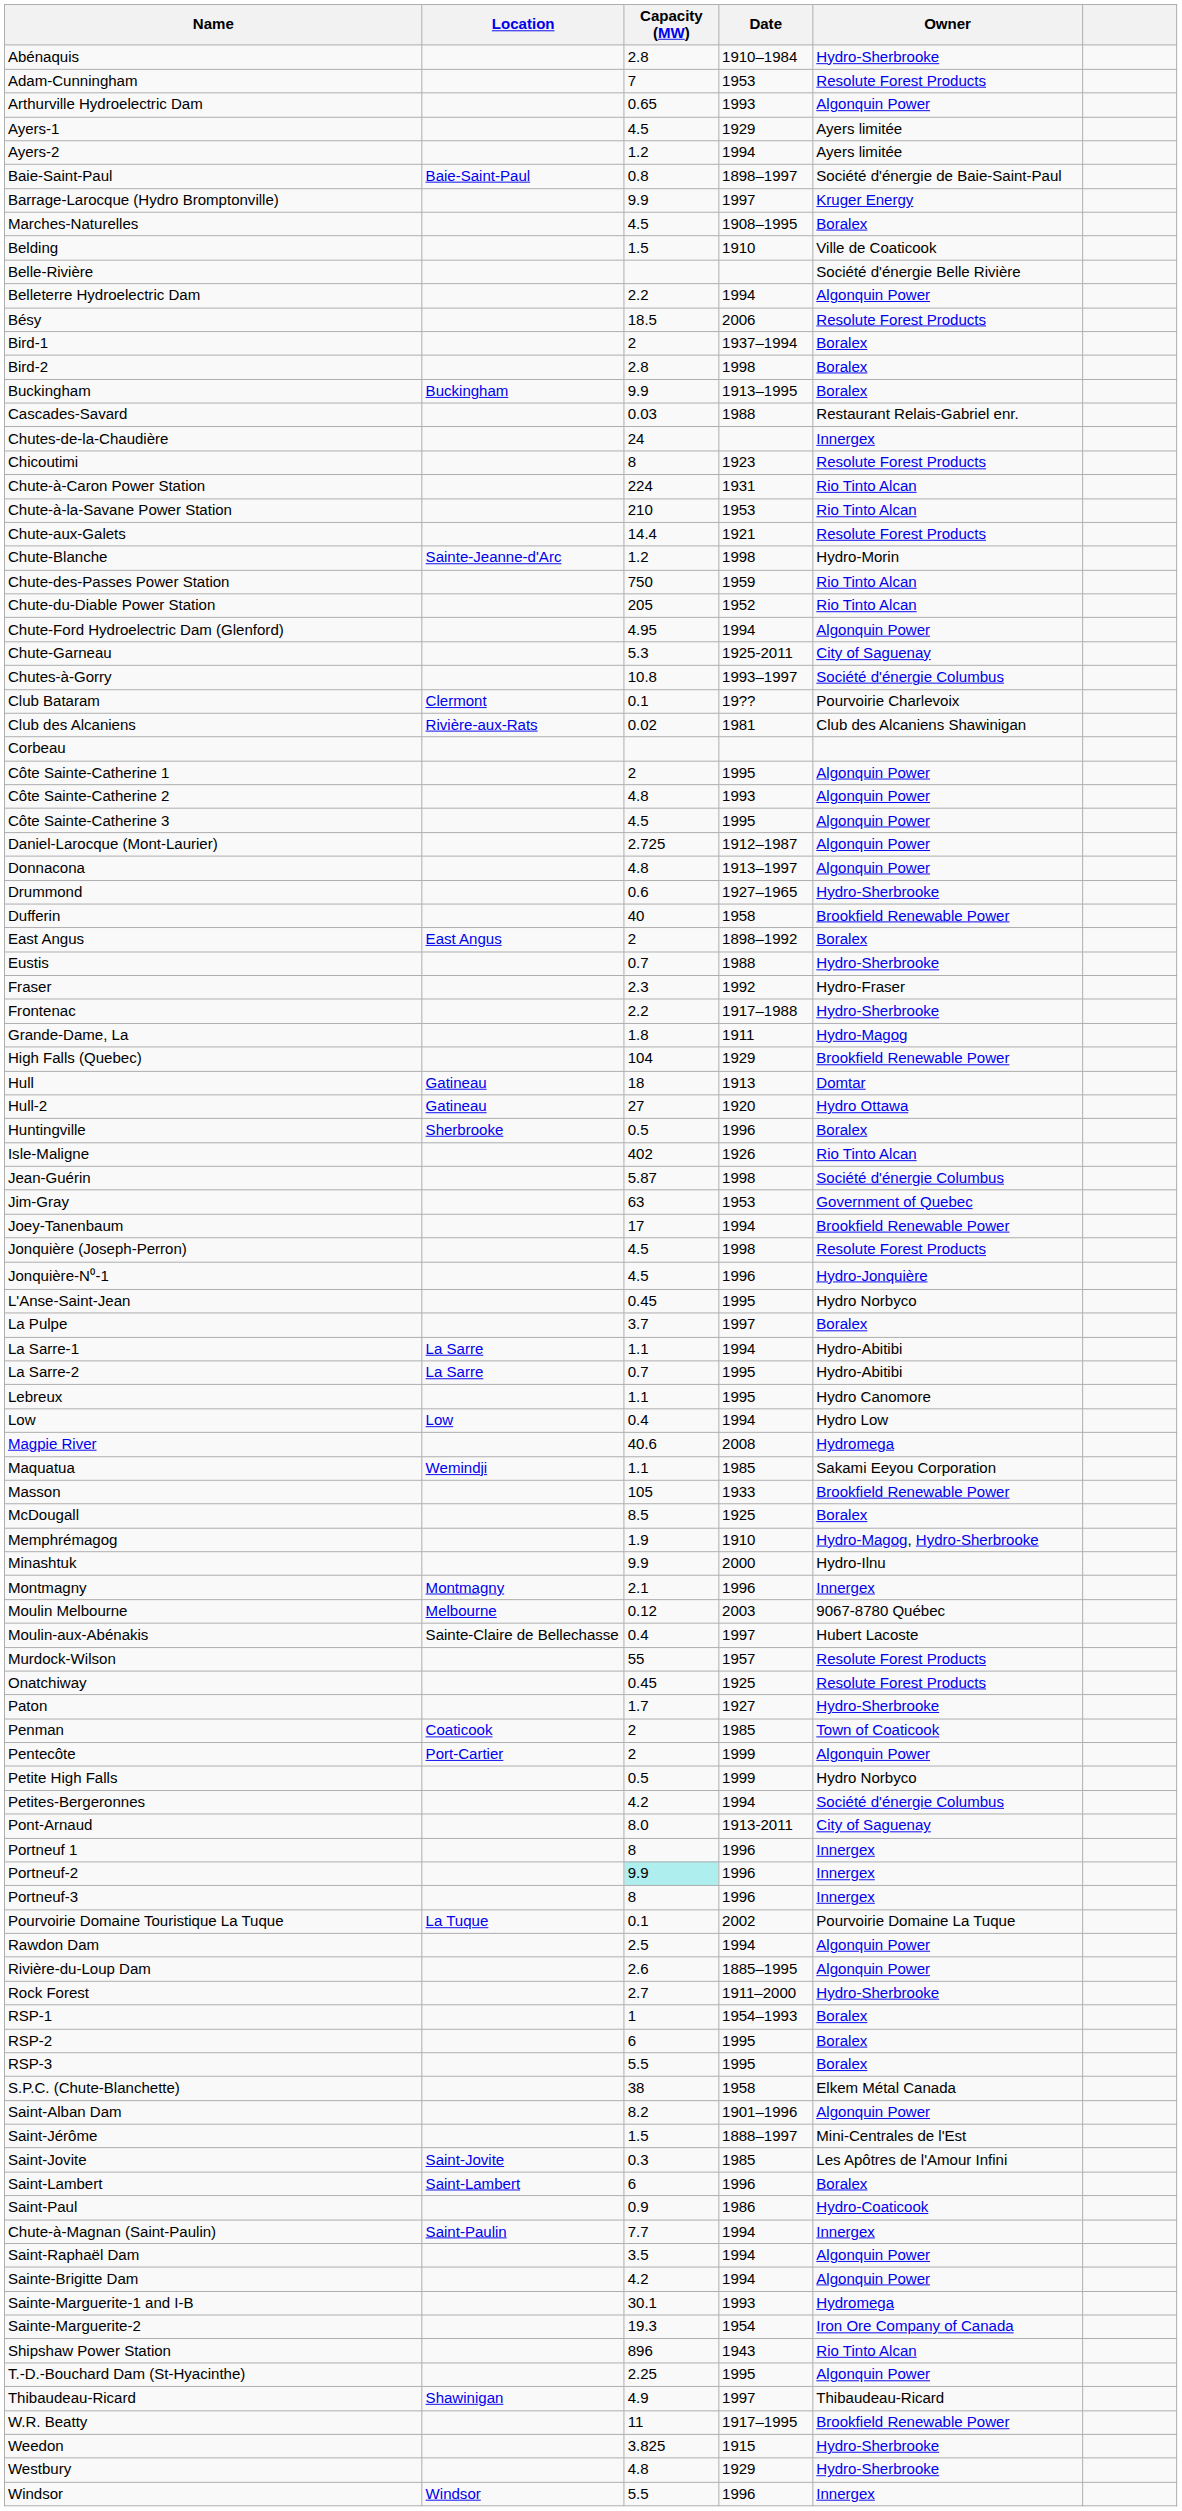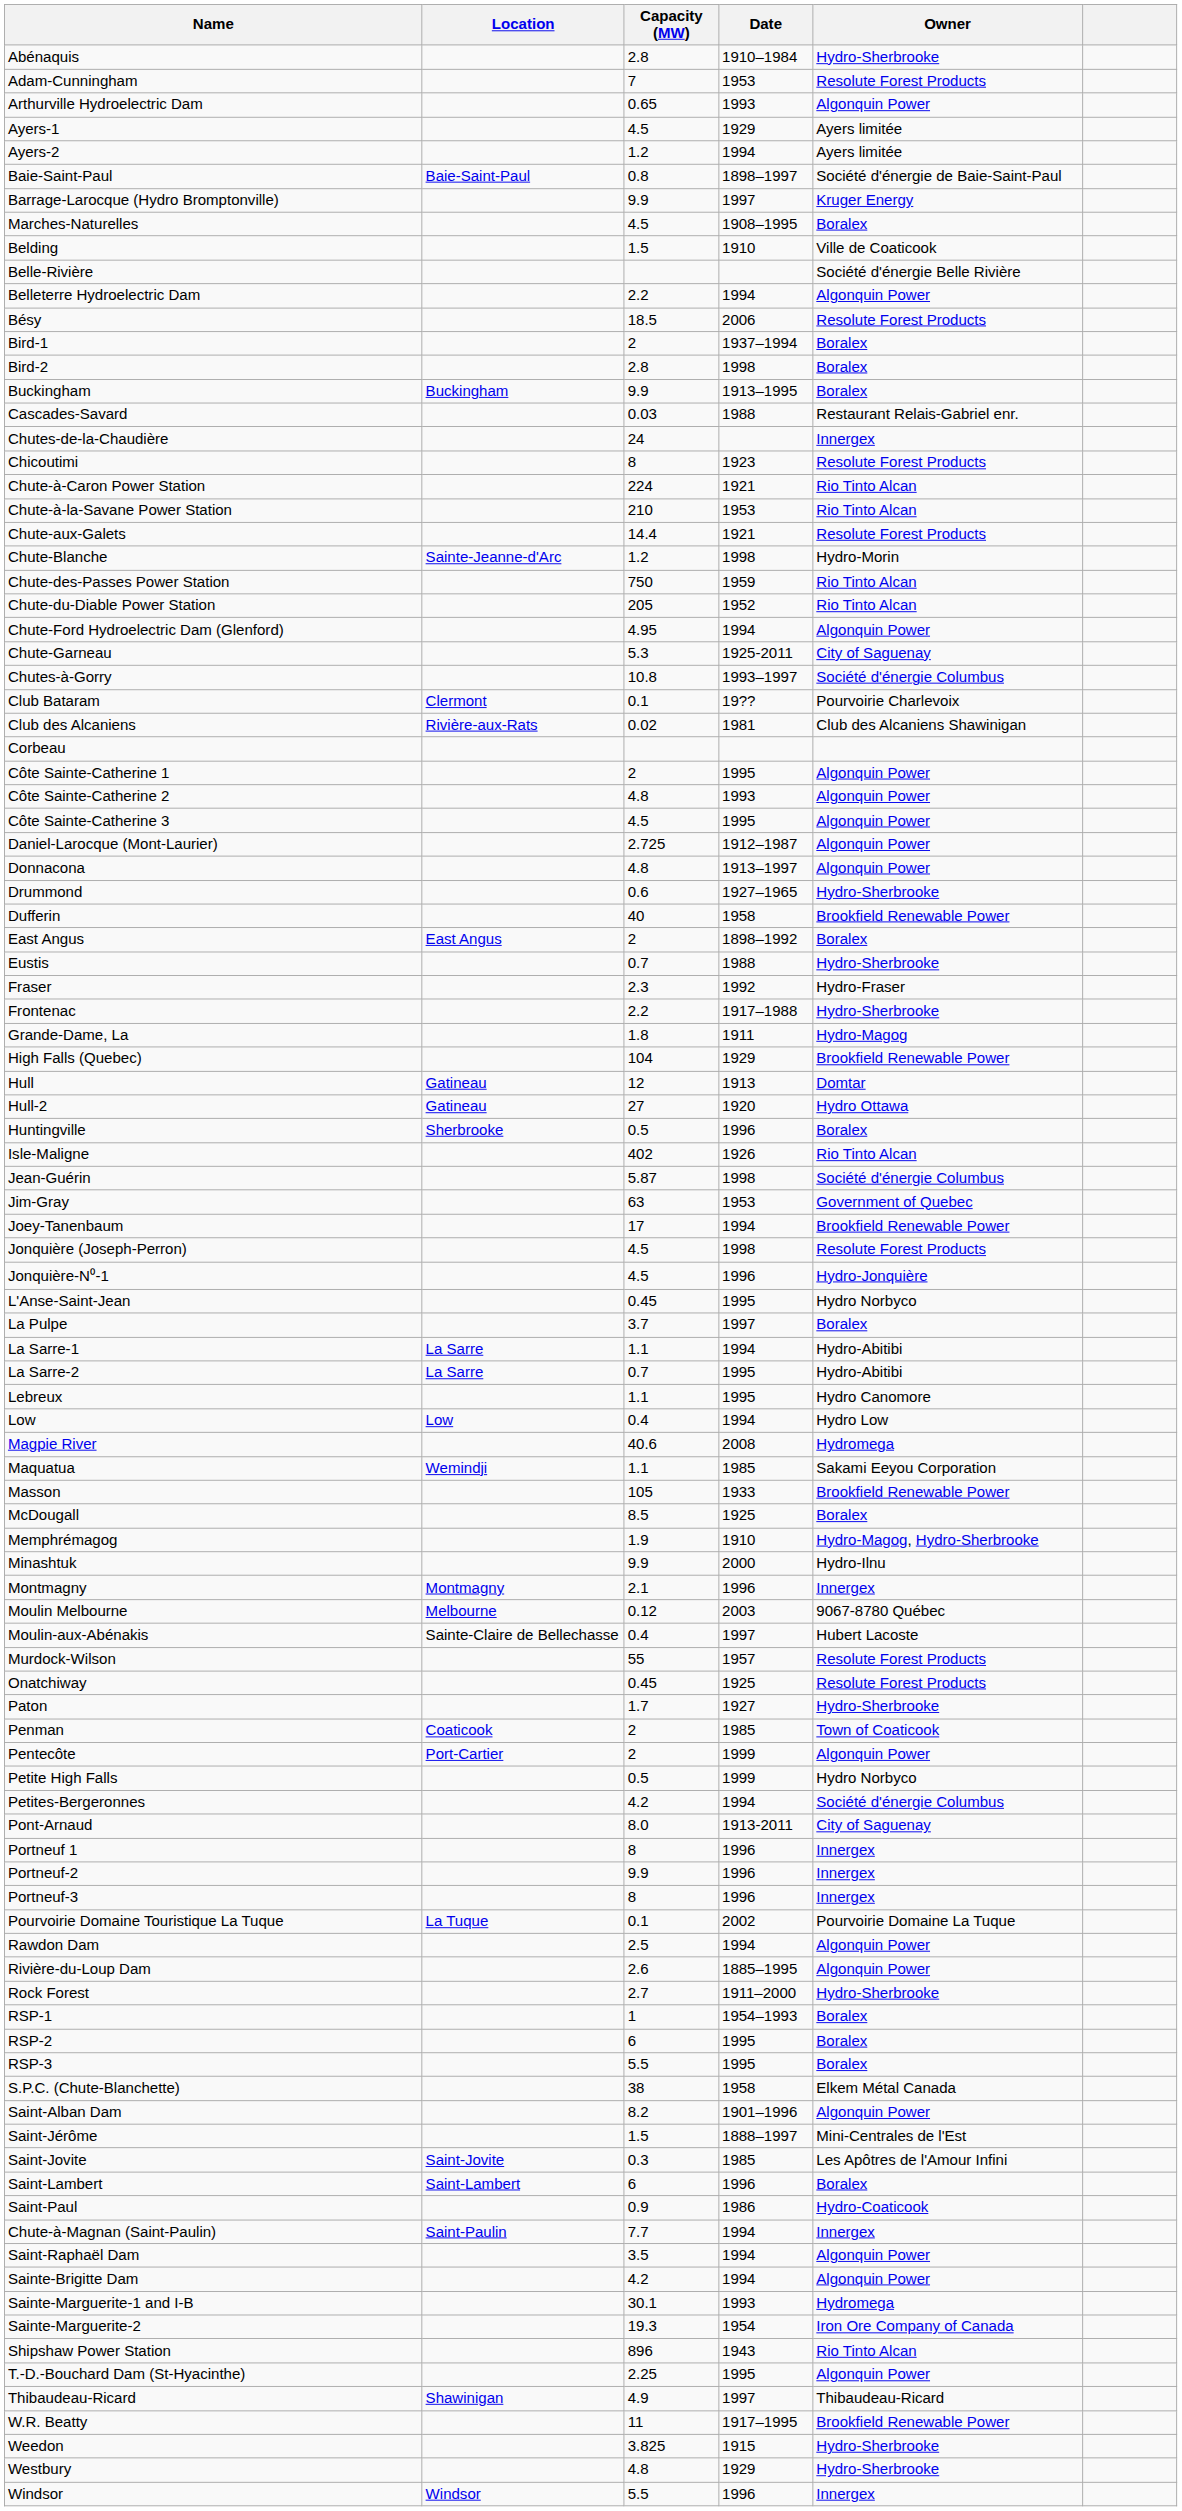(739, 486) 1931 -> (739, 486) 1921
(636, 1082) 18 -> (636, 1082) 12
(638, 1873) paleturquoise background -> (638, 1873) no background
